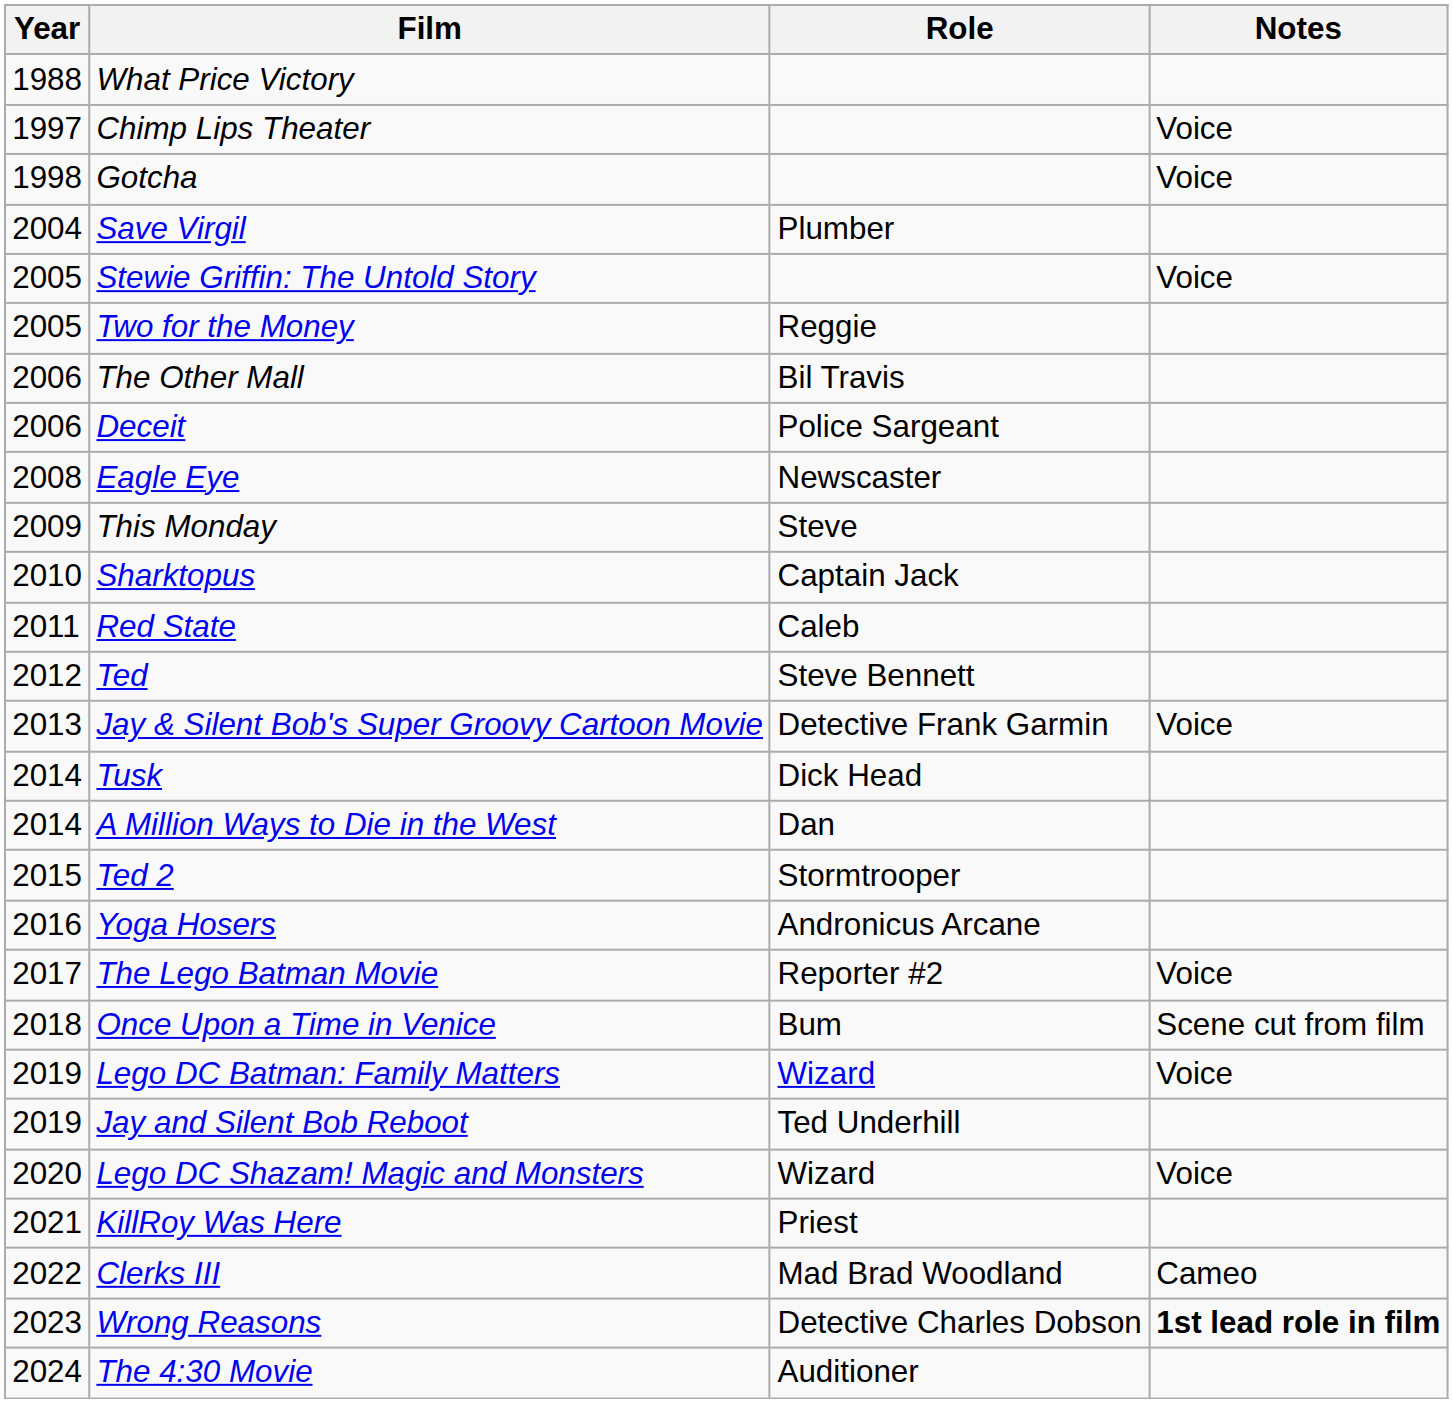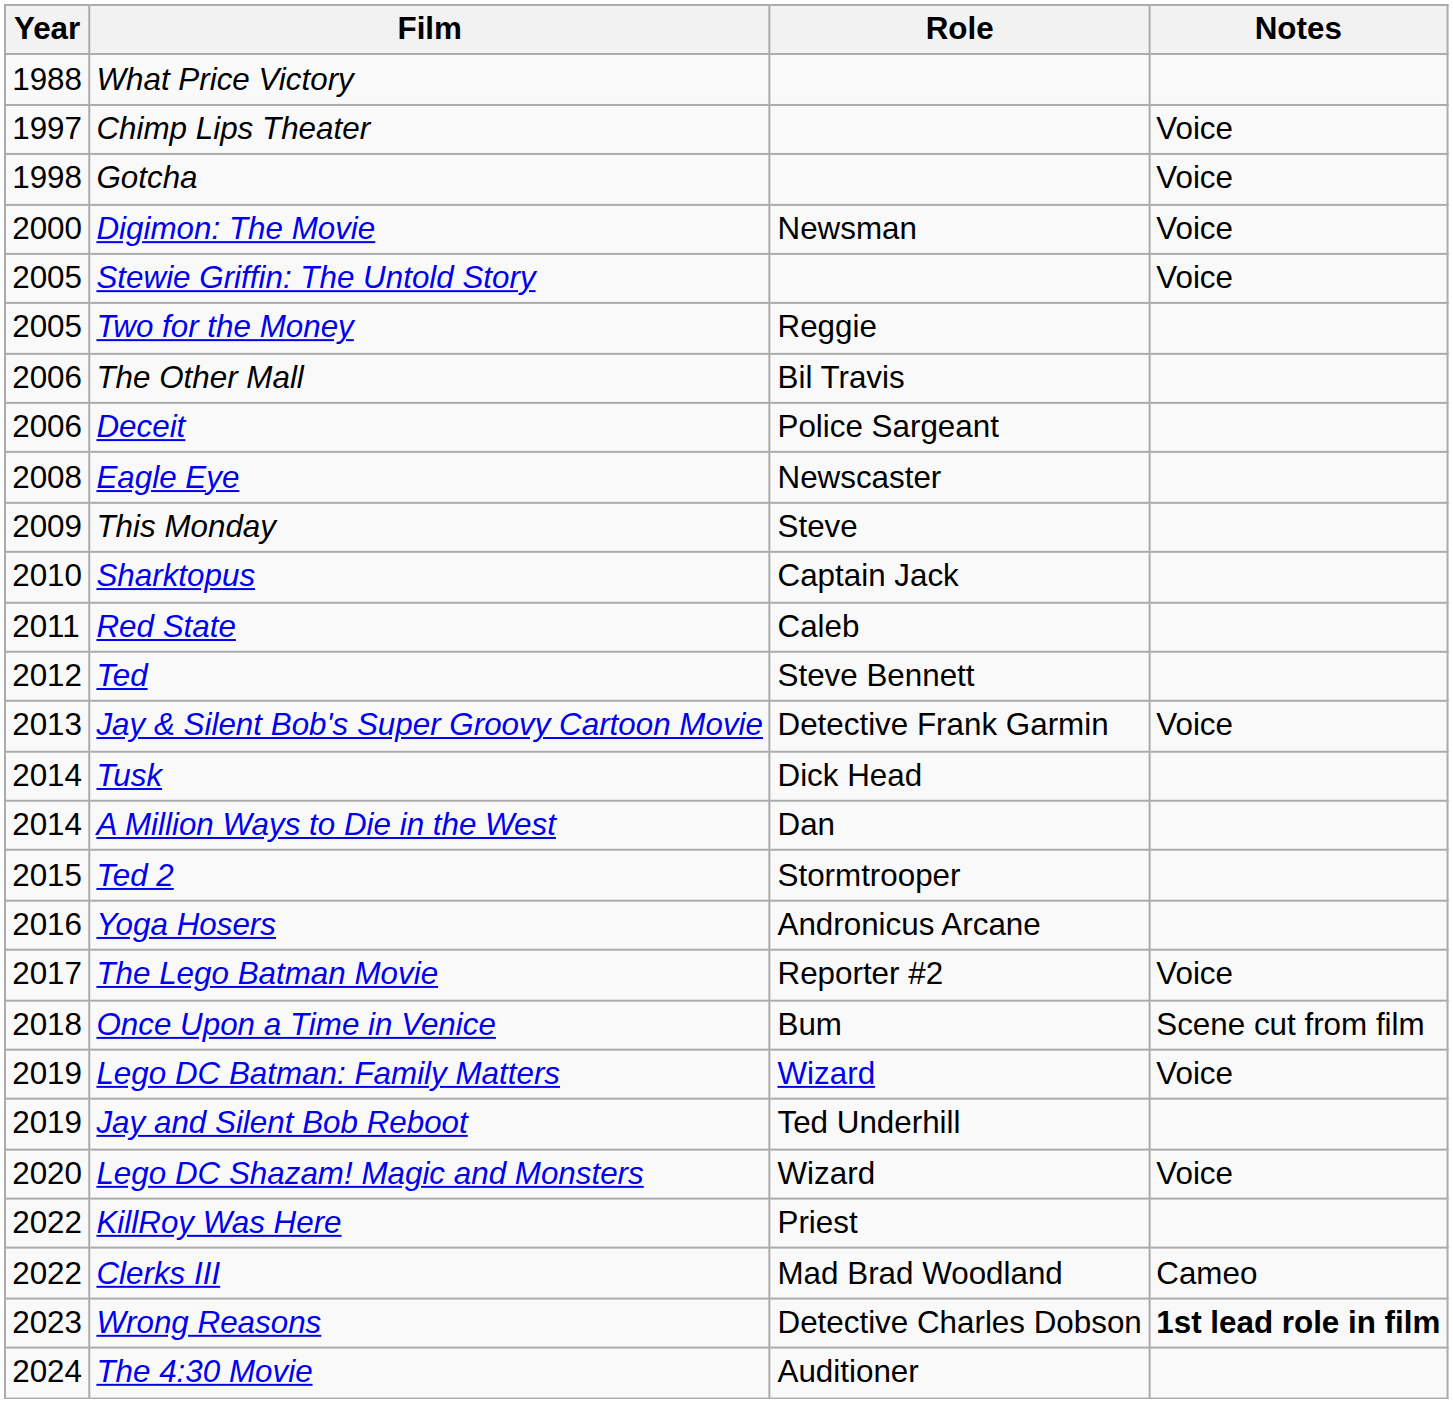+ row: (236, 228)
- row: (171, 228)
(47, 1223) 2021 -> (47, 1223) 2022
